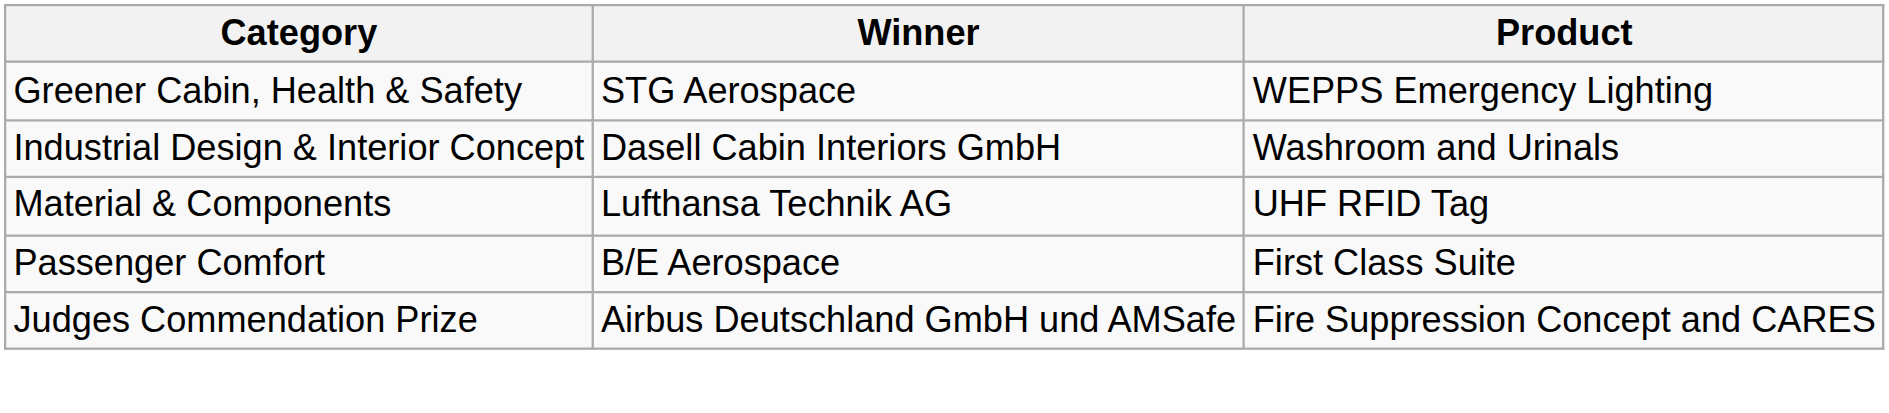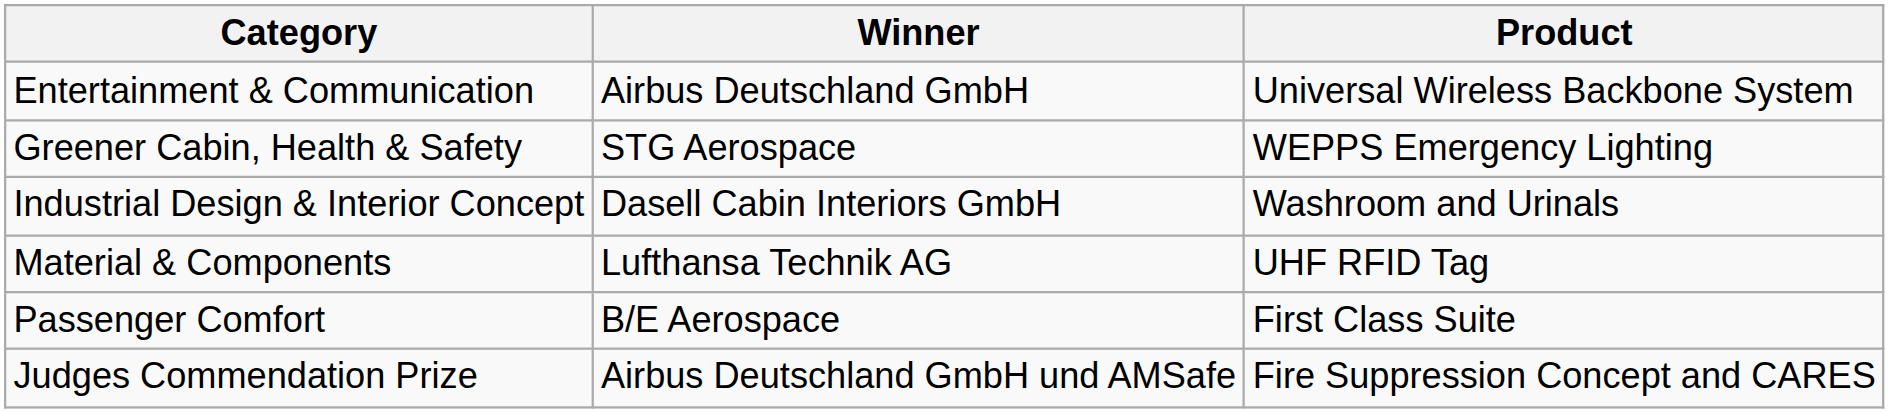+ row: (274, 90)
